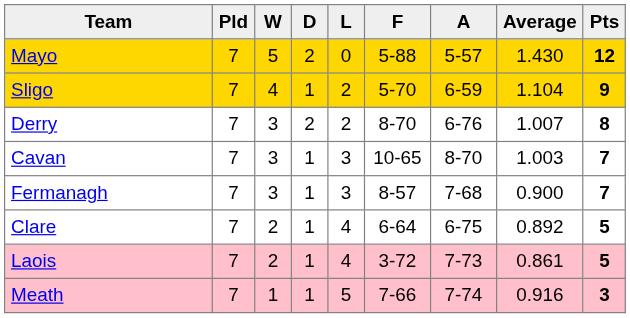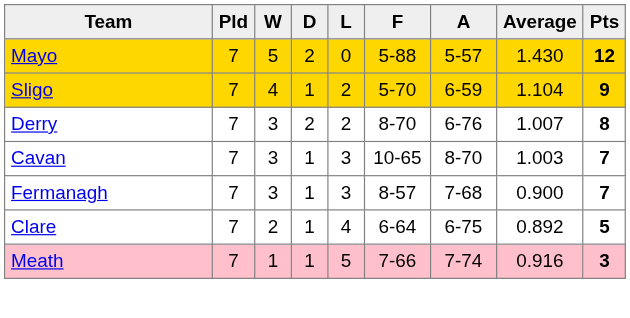- row: (34, 261)
